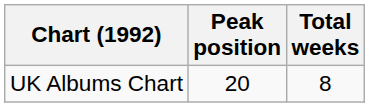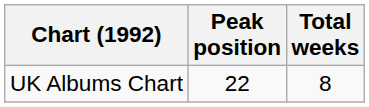(237, 83) 20 -> (237, 83) 22
